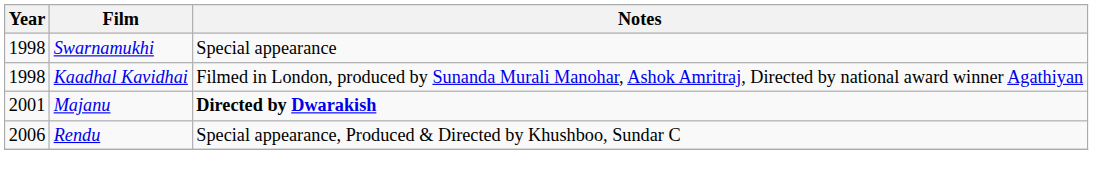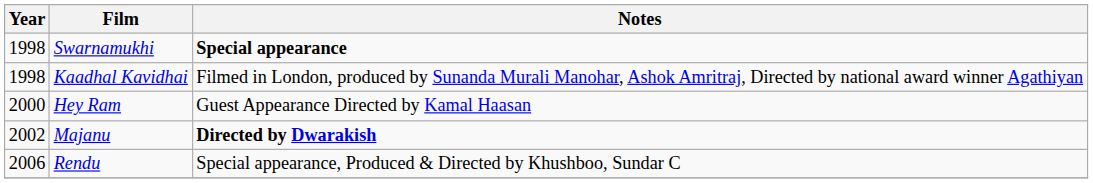(266, 47) normal -> (272, 47) bold
+ row: (87, 105)
(27, 105) 2001 -> (27, 134) 2002
